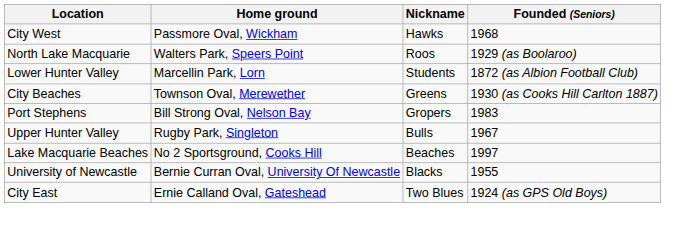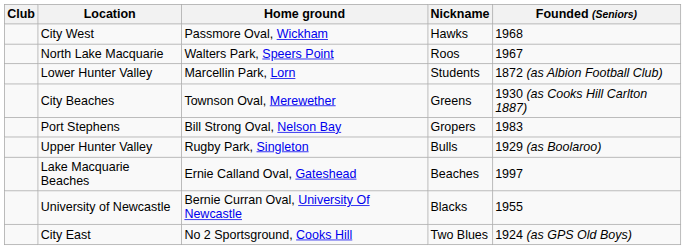+ column: (21, 14)
(524, 53) 1929 (as Boolaroo) -> (509, 53) 1967
(484, 133) 1967 -> (548, 147) 1929 (as Boolaroo)
(238, 152) No 2 Sportsground, Cooks Hill -> (270, 174) Ernie Calland Oval, Gateshead
(240, 192) Ernie Calland Oval, Gateshead -> (268, 234) No 2 Sportsground, Cooks Hill
